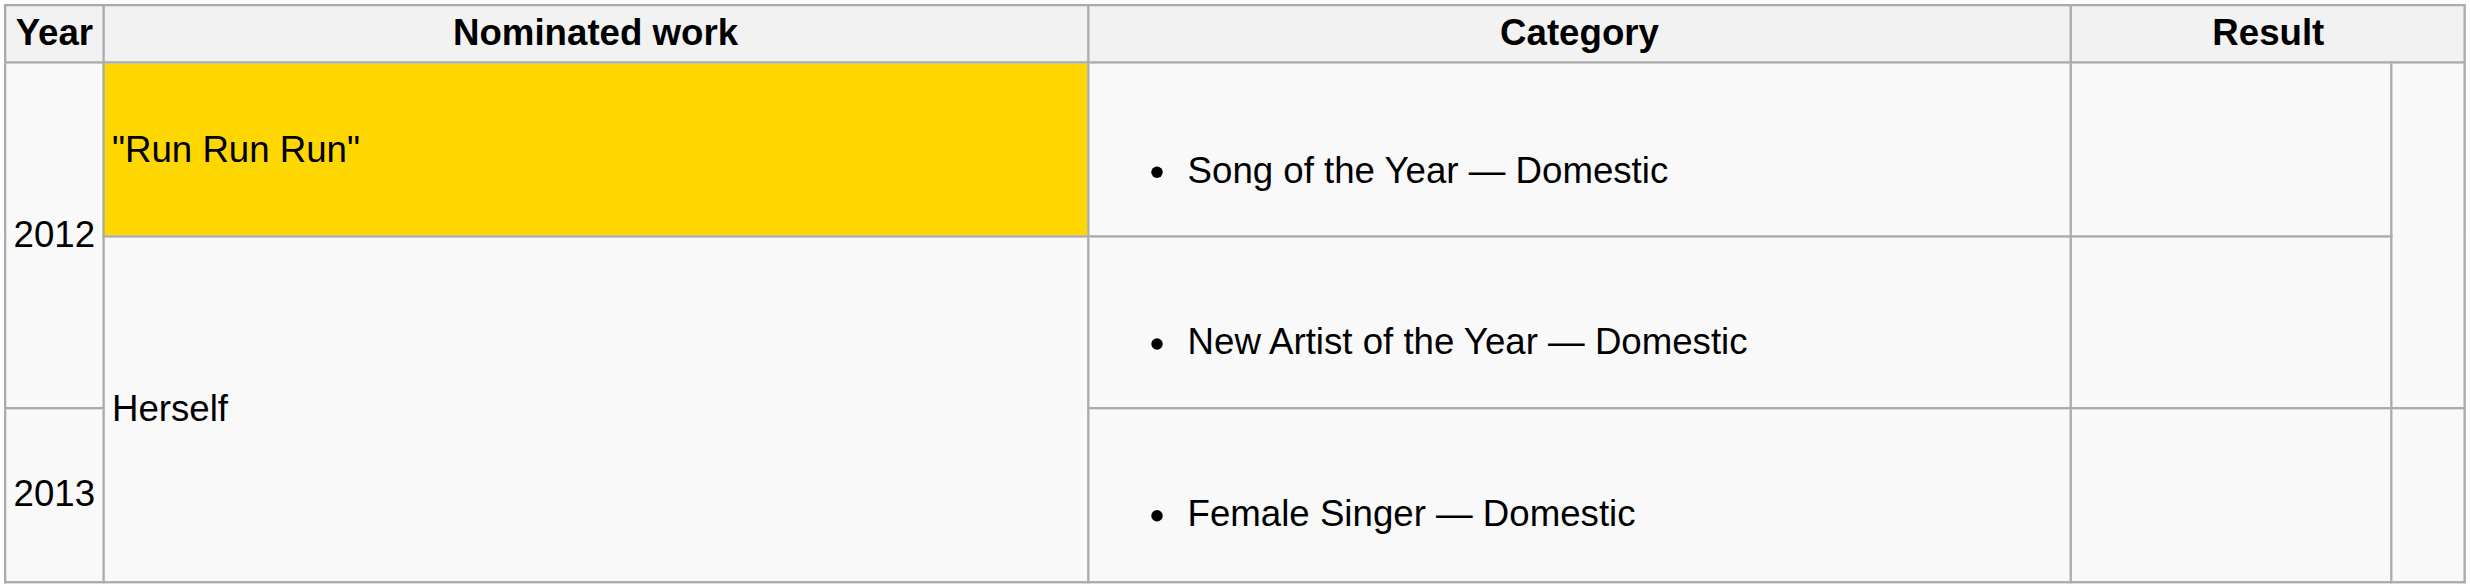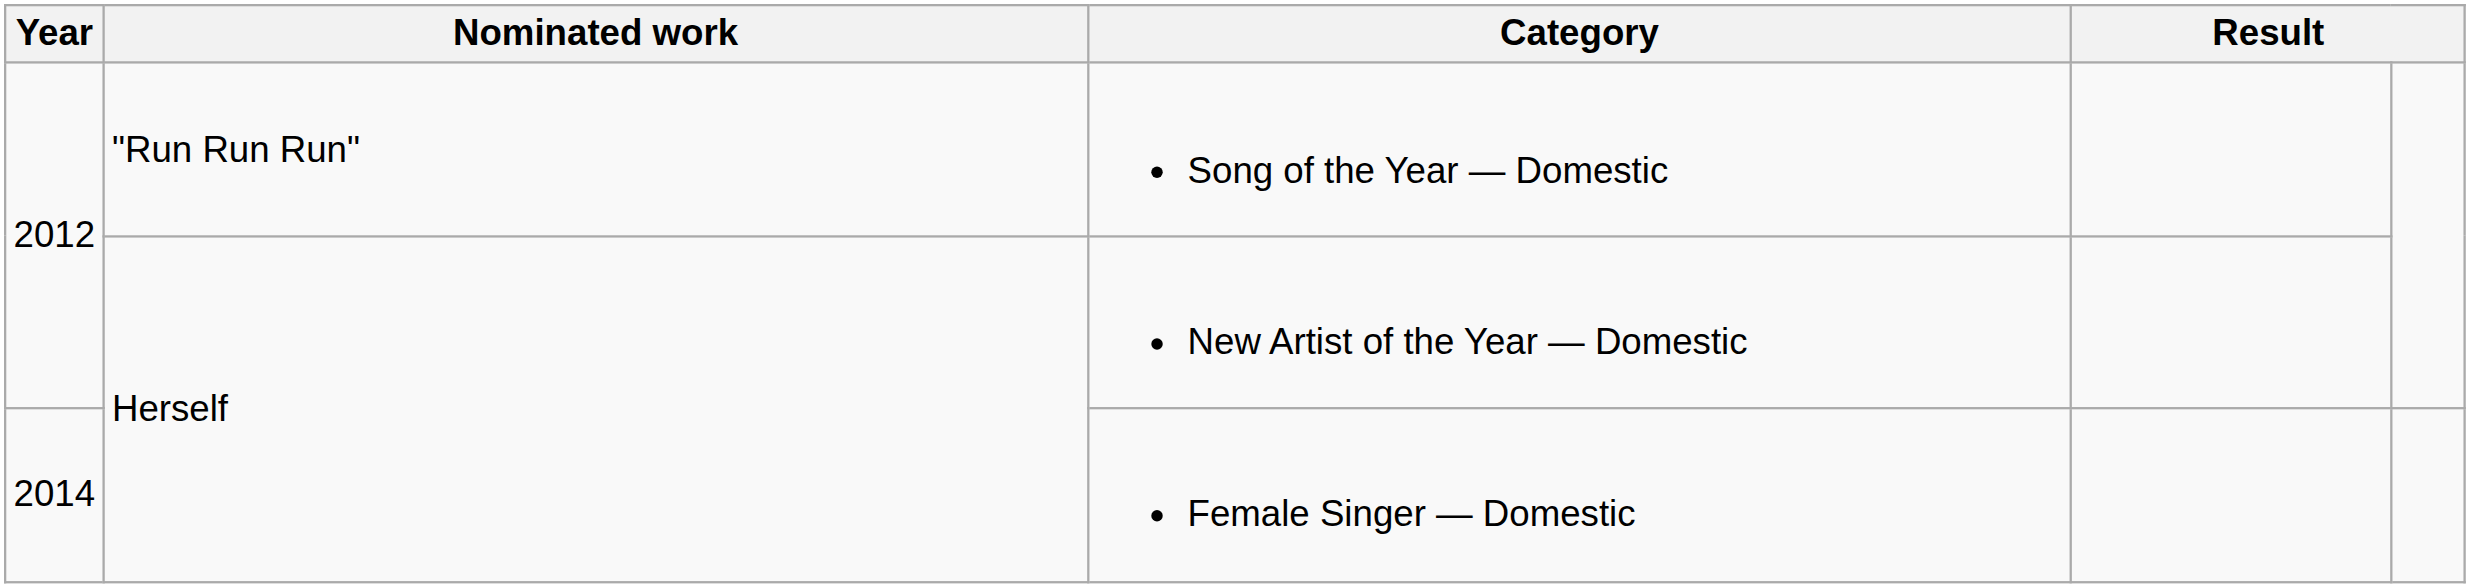(236, 148) gold background -> (236, 148) no background
(54, 494) 2013 -> (54, 494) 2014
